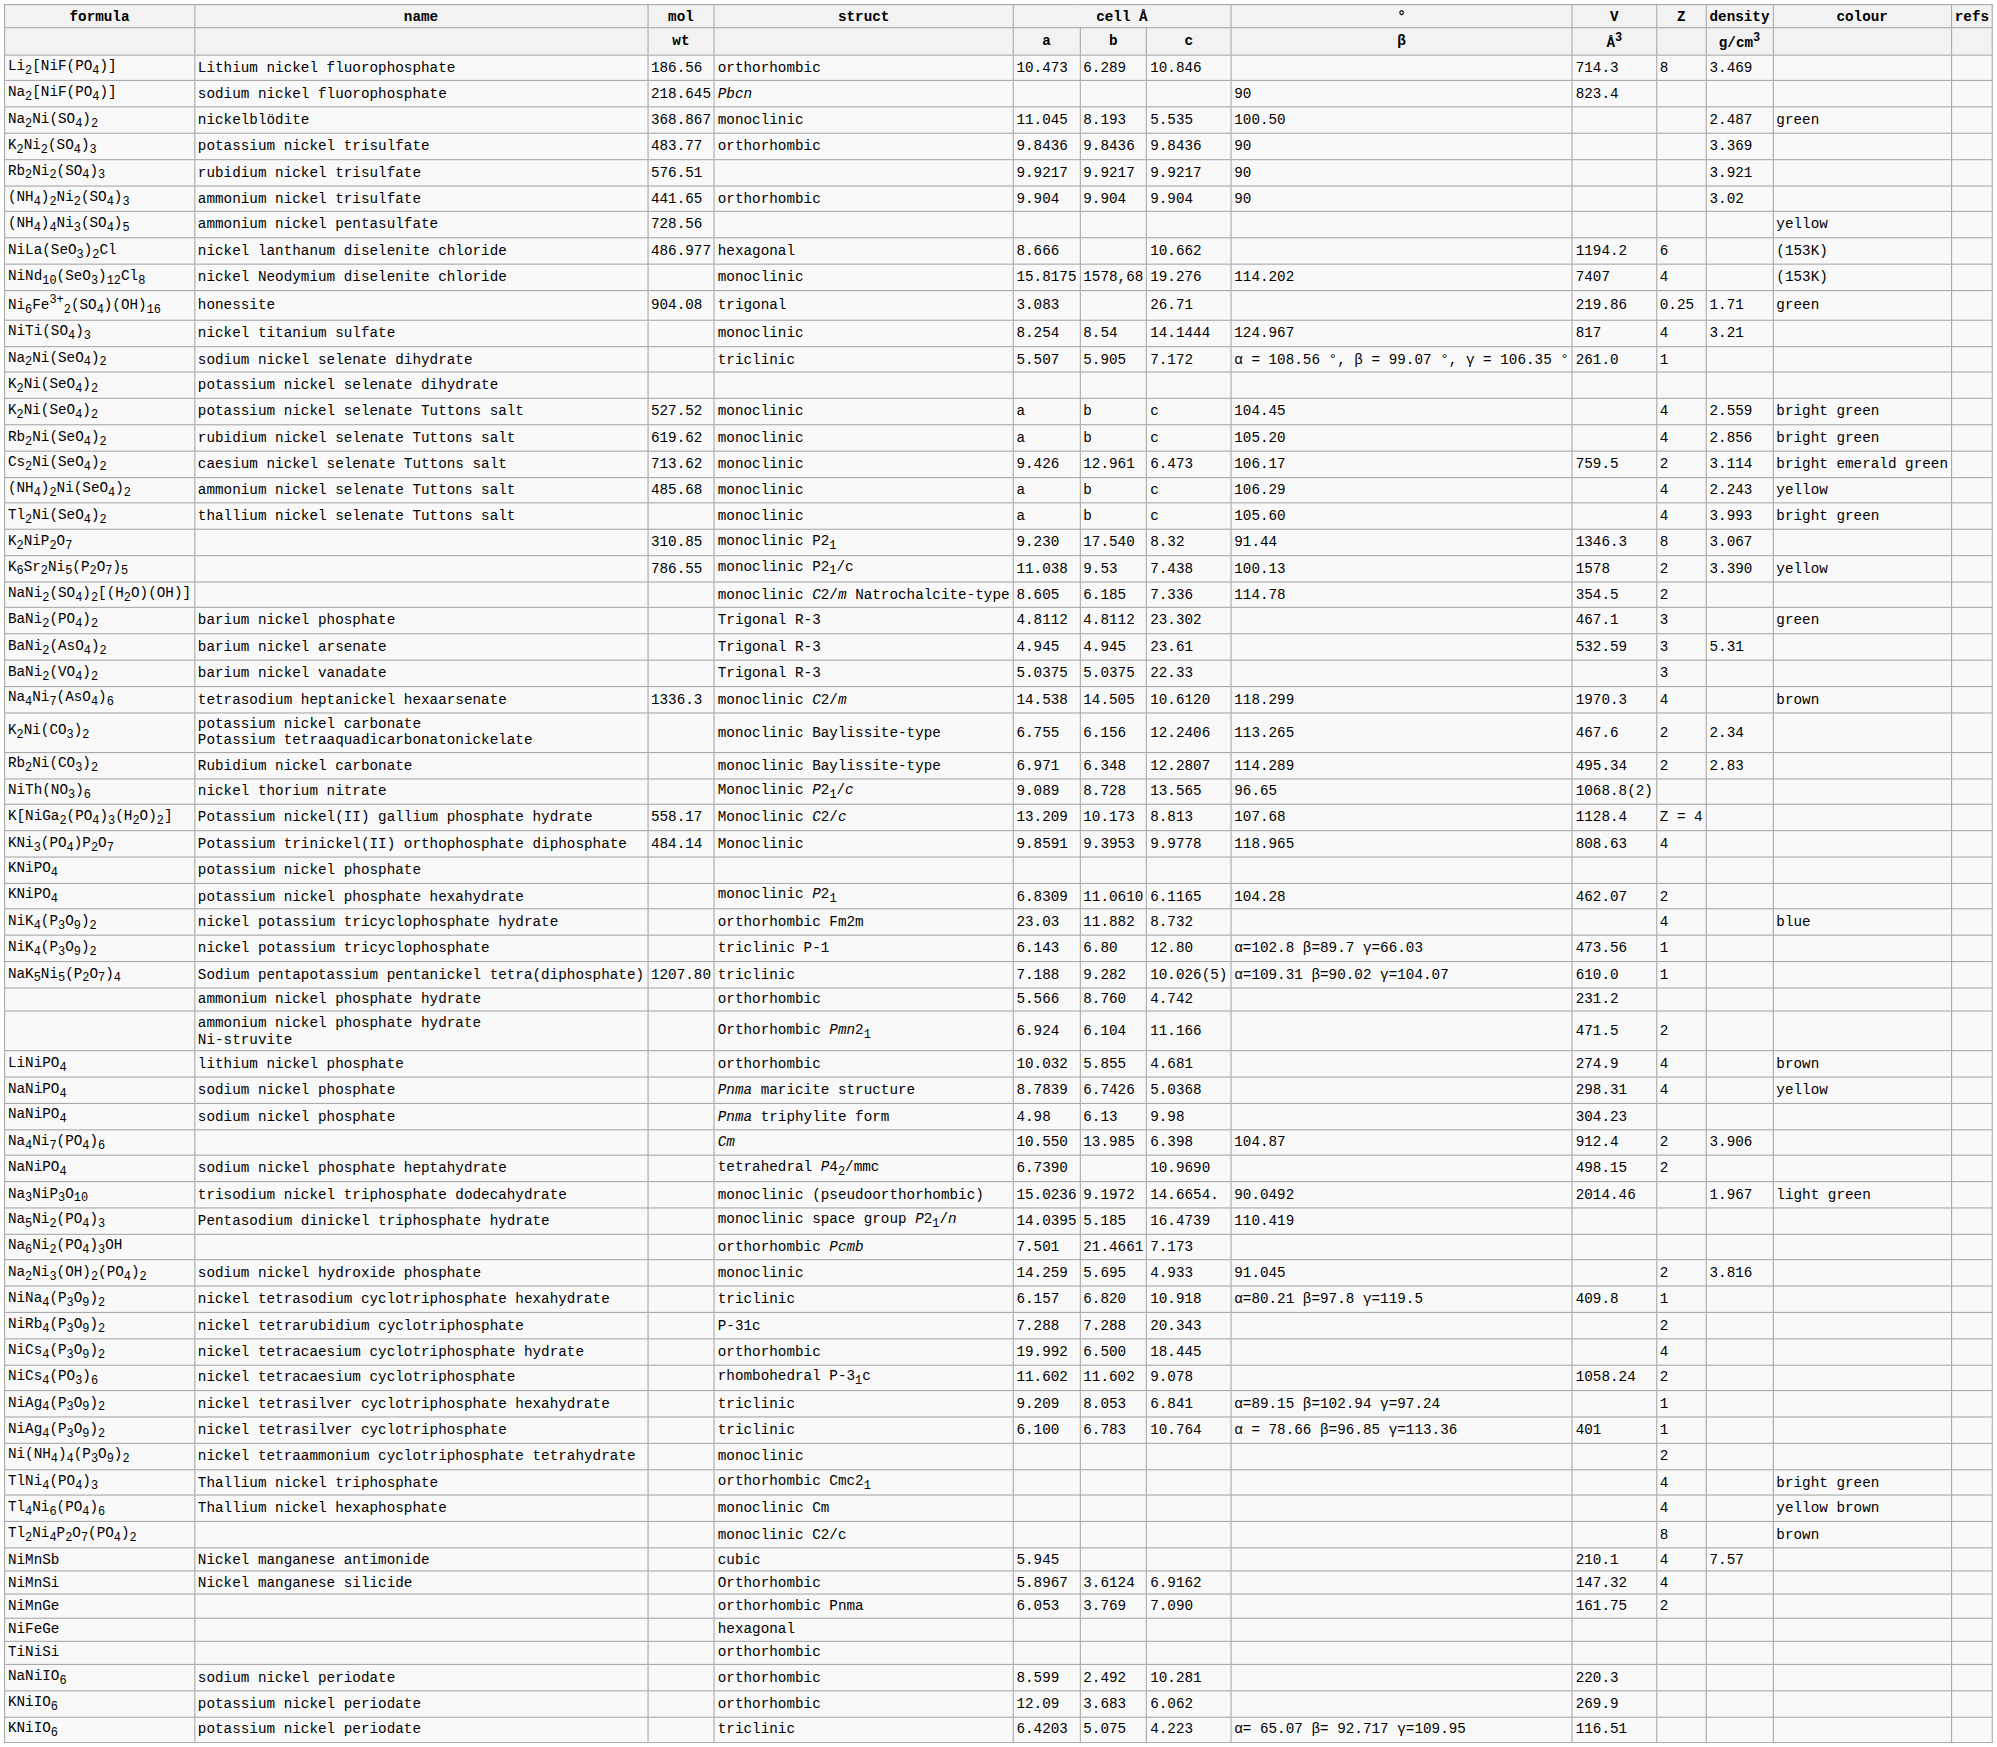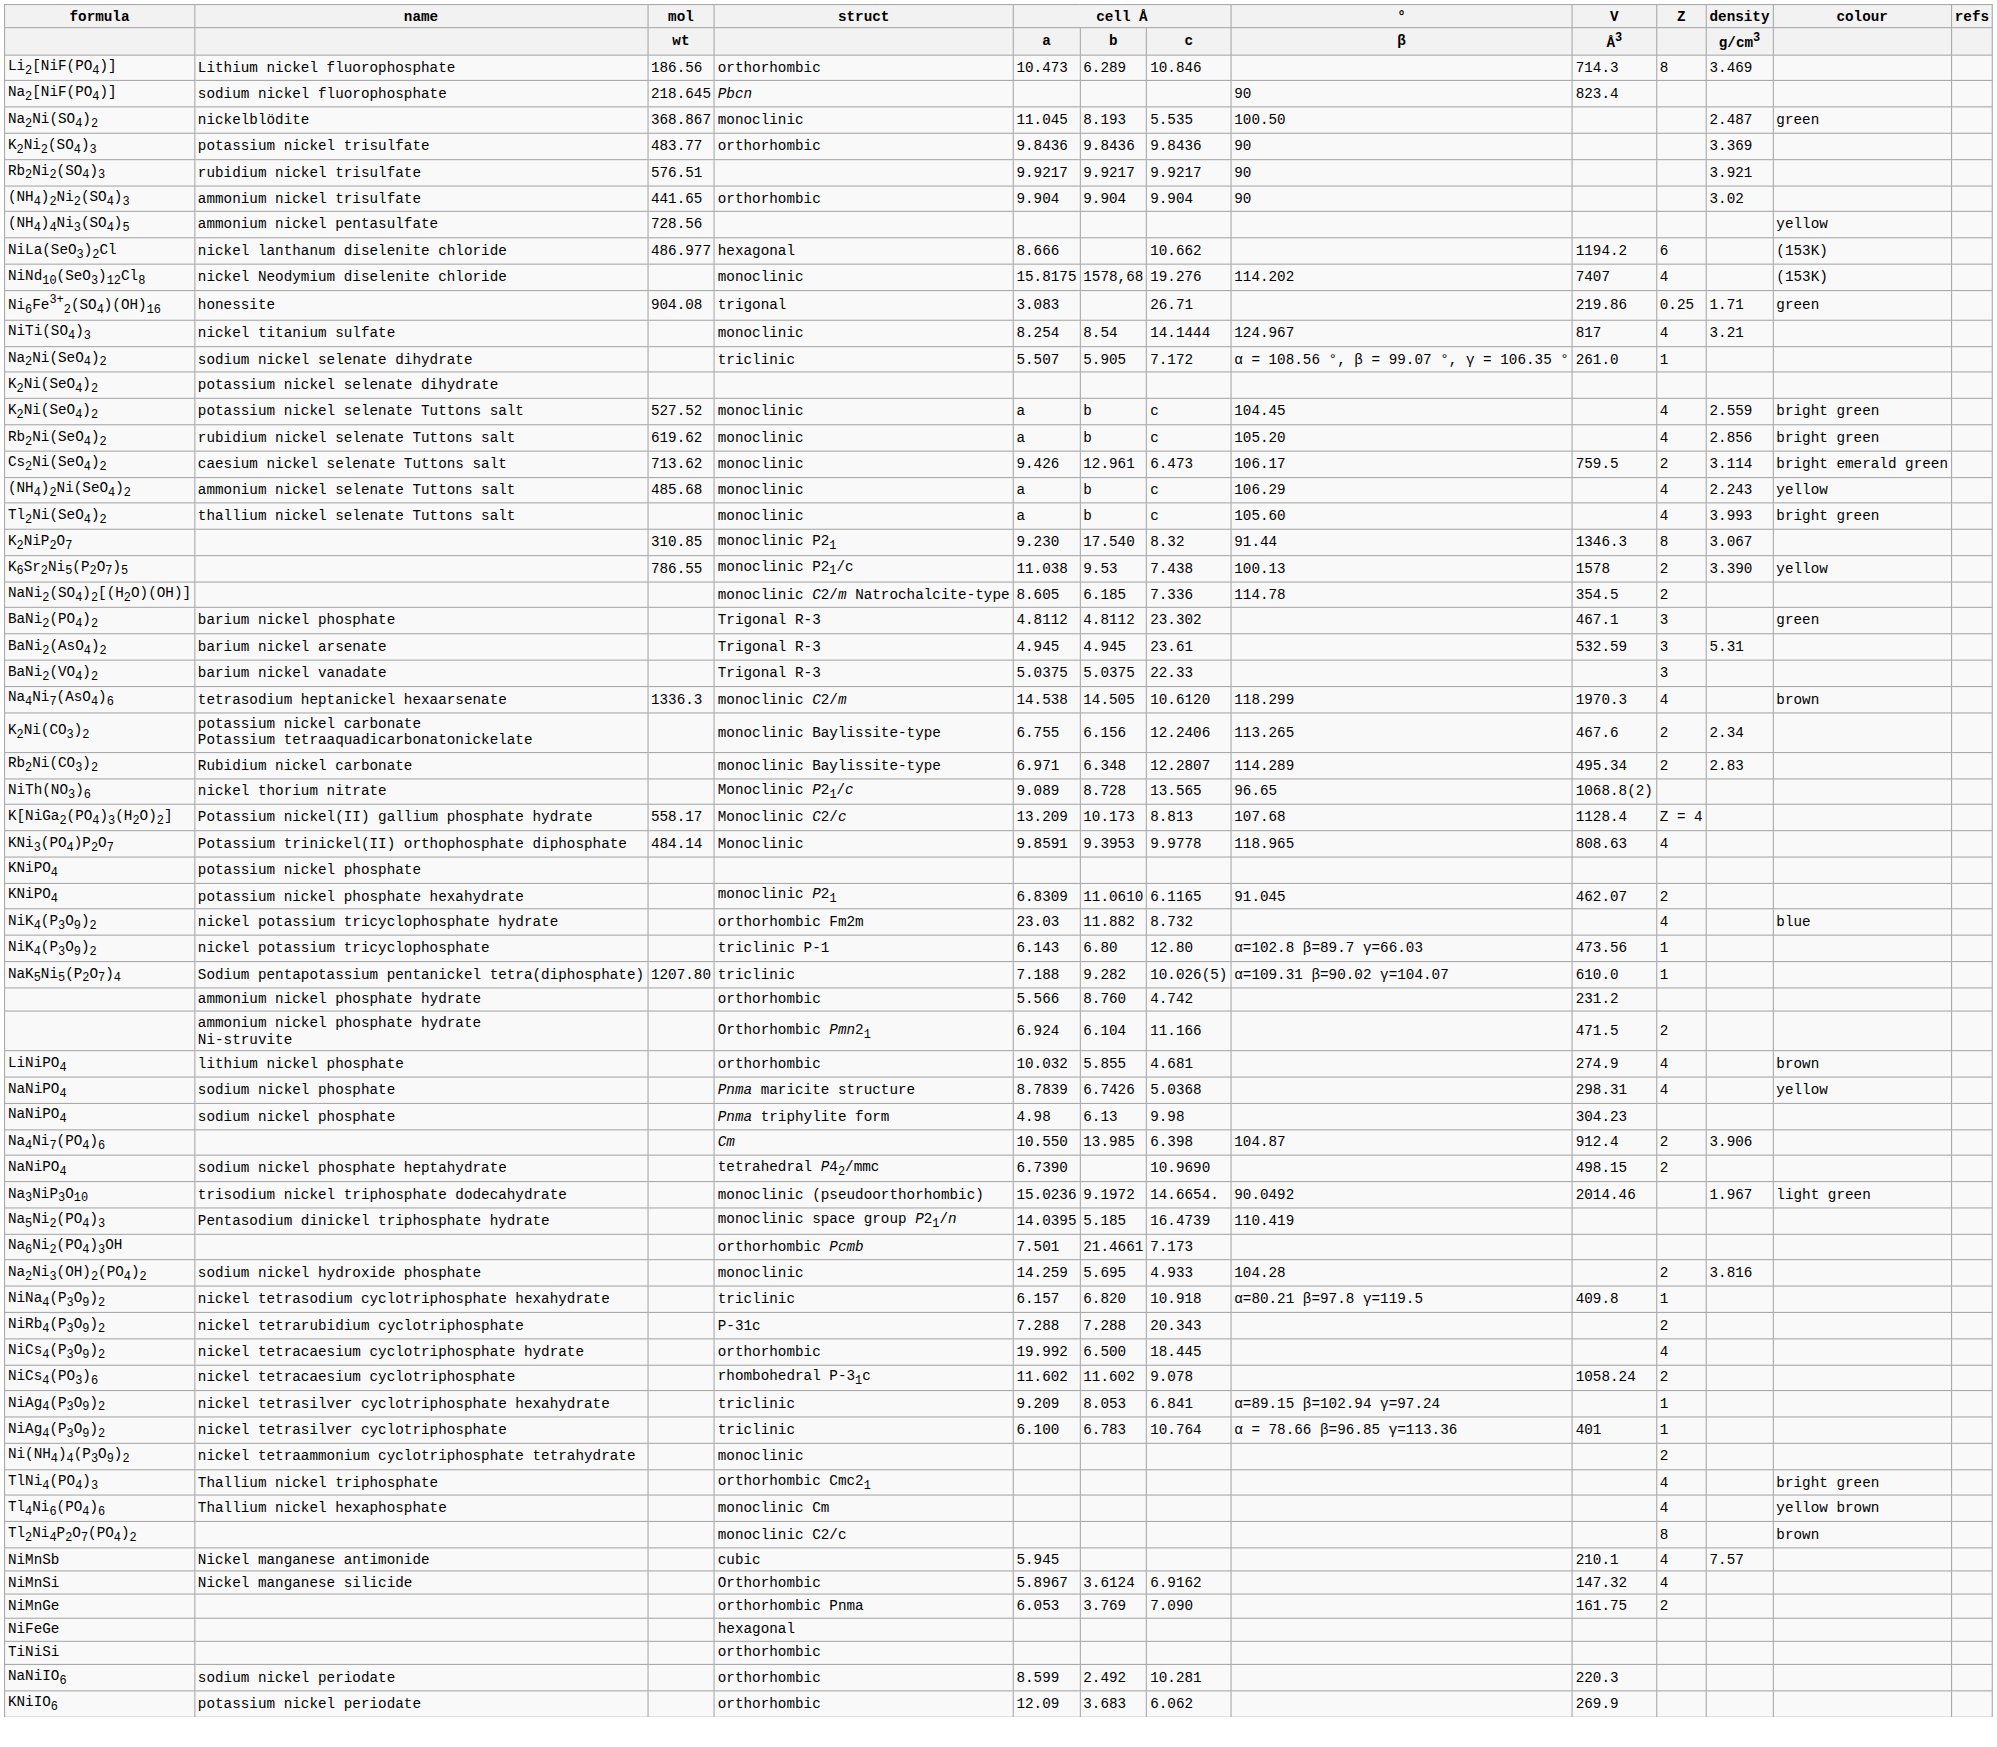(1260, 896) 104.28 -> (1260, 896) 91.045
(1260, 1273) 91.045 -> (1260, 1273) 104.28
- row: (33, 1730)
